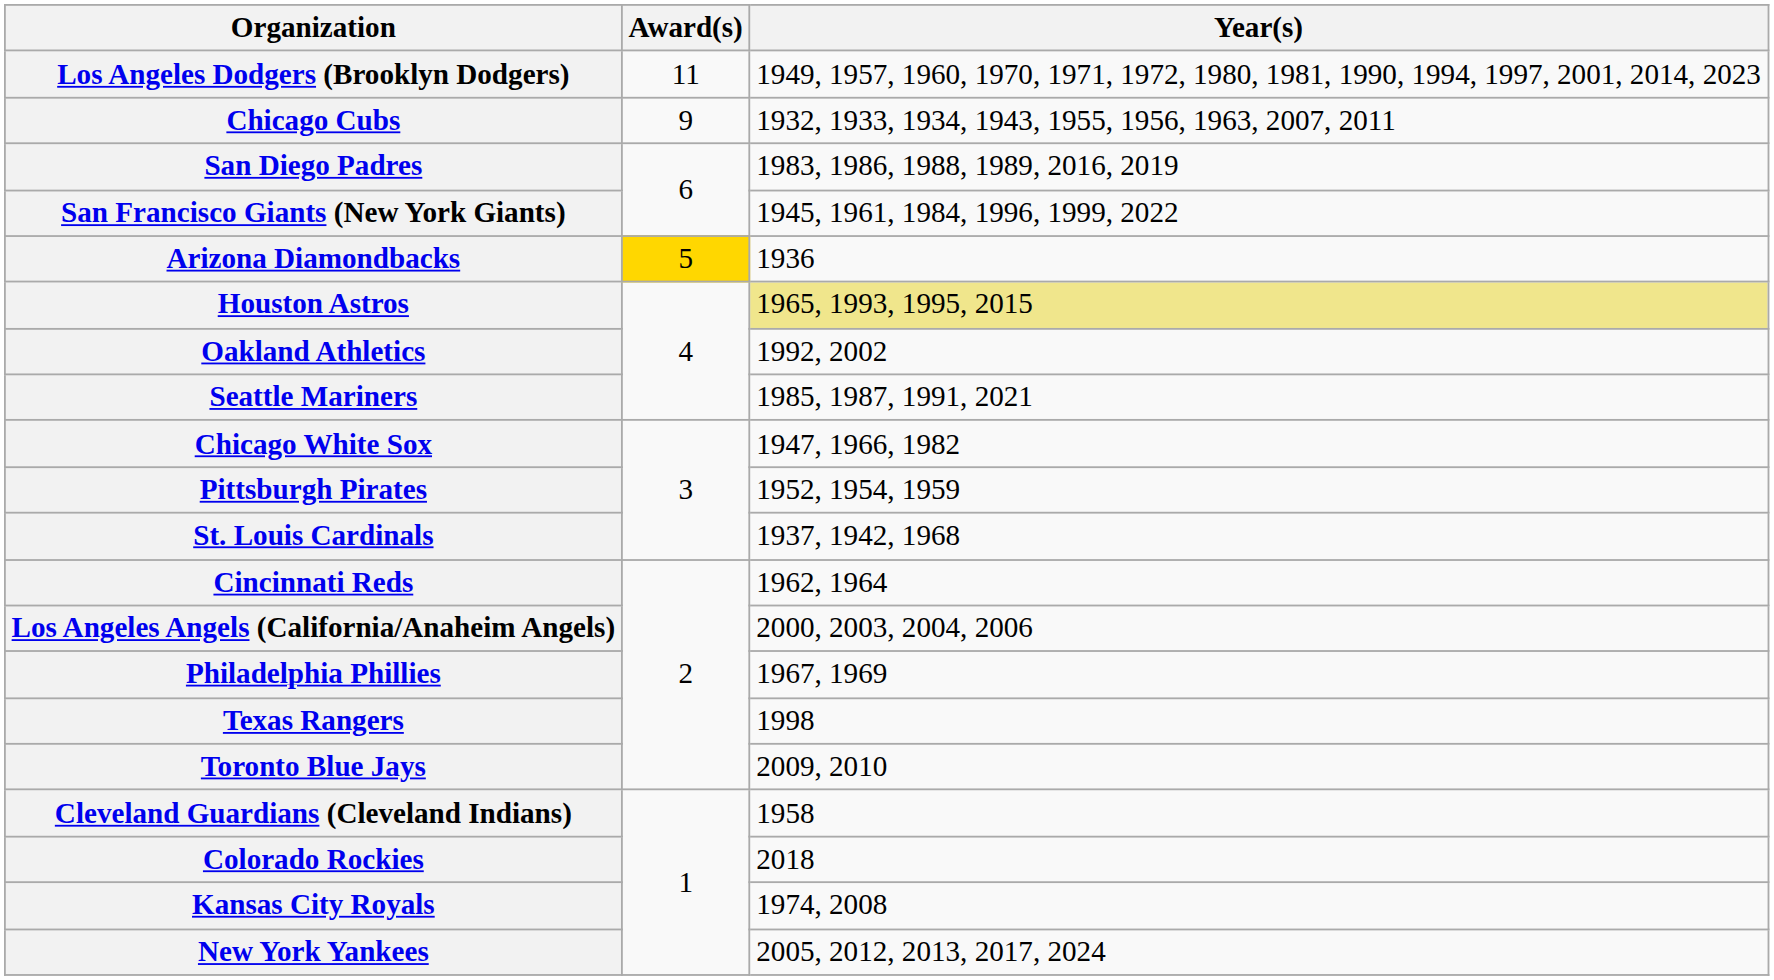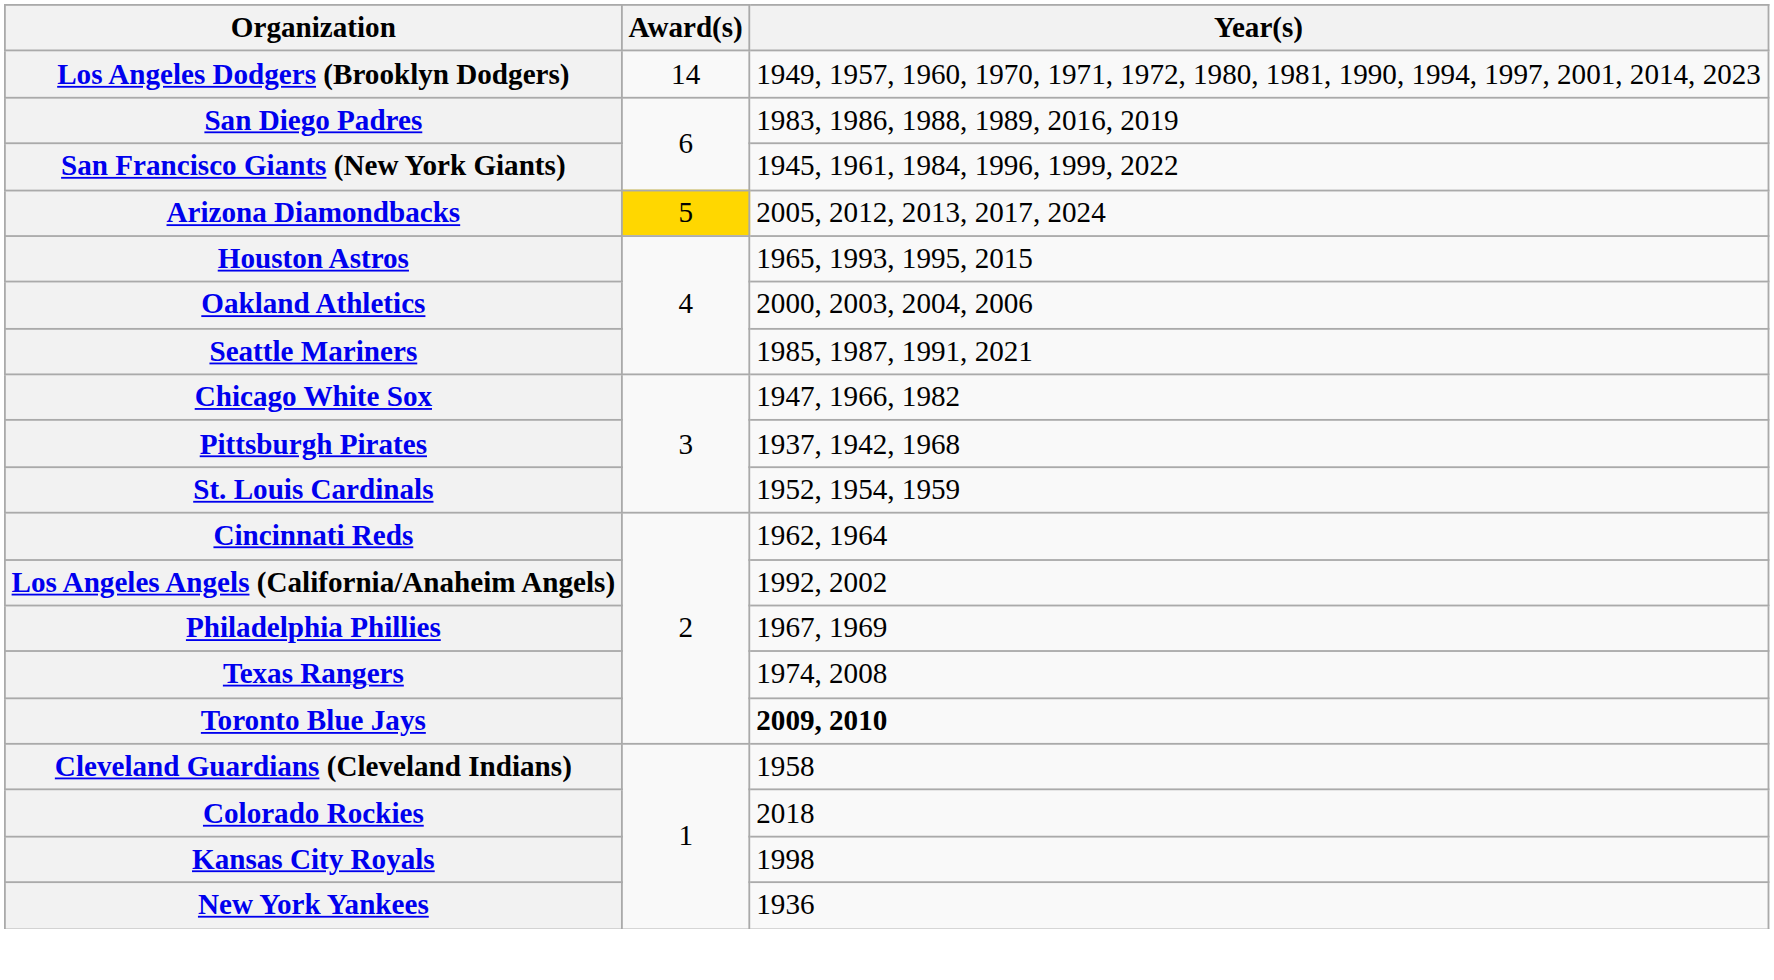(686, 73) 11 -> (686, 73) 14
- row: (313, 119)
(785, 258) 1936 -> (931, 212) 2005, 2012, 2013, 2017, 2024
(895, 304) khaki background -> (895, 258) no background
(822, 350) 1992, 2002 -> (895, 304) 2000, 2003, 2004, 2006
(858, 489) 1952, 1954, 1959 -> (858, 443) 1937, 1942, 1968
(858, 535) 1937, 1942, 1968 -> (858, 489) 1952, 1954, 1959
(895, 627) 2000, 2003, 2004, 2006 -> (822, 581) 1992, 2002
(785, 720) 1998 -> (822, 674) 1974, 2008
(822, 766) normal -> (822, 720) bold
(822, 905) 1974, 2008 -> (785, 858) 1998
(931, 951) 2005, 2012, 2013, 2017, 2024 -> (785, 905) 1936
